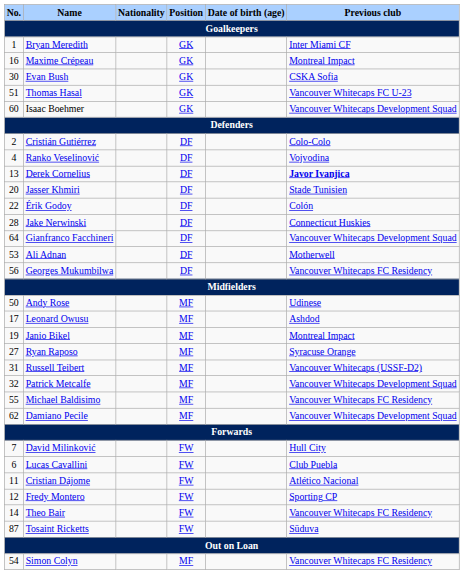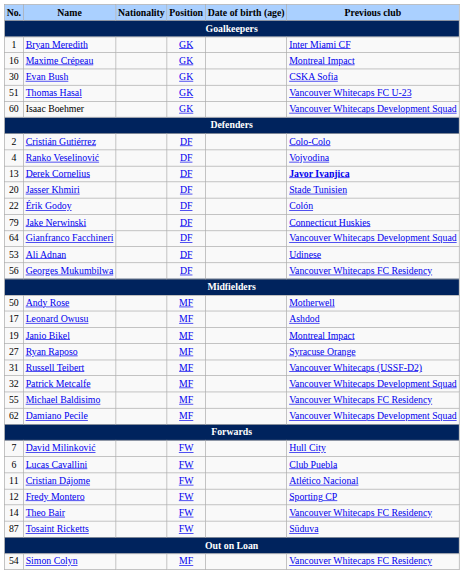(14, 222) 28 -> (14, 222) 79
(312, 255) Motherwell -> (305, 255) Udinese
(305, 303) Udinese -> (312, 303) Motherwell
